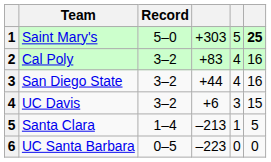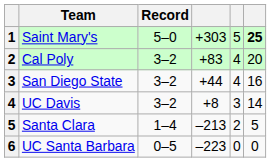(255, 59) 16 -> (255, 59) 20
(211, 103) +6 -> (211, 103) +8
(255, 103) 15 -> (255, 103) 14
(237, 125) 1 -> (237, 125) 2
